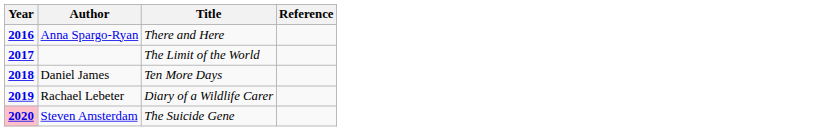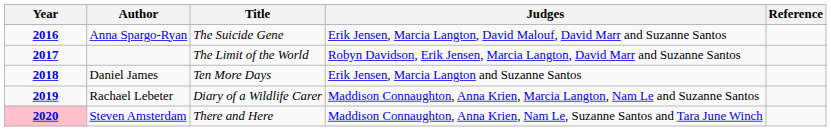+ column: (545, 14)
(184, 34) There and Here -> (238, 34) The Suicide Gene
(189, 116) The Suicide Gene -> (233, 116) There and Here
